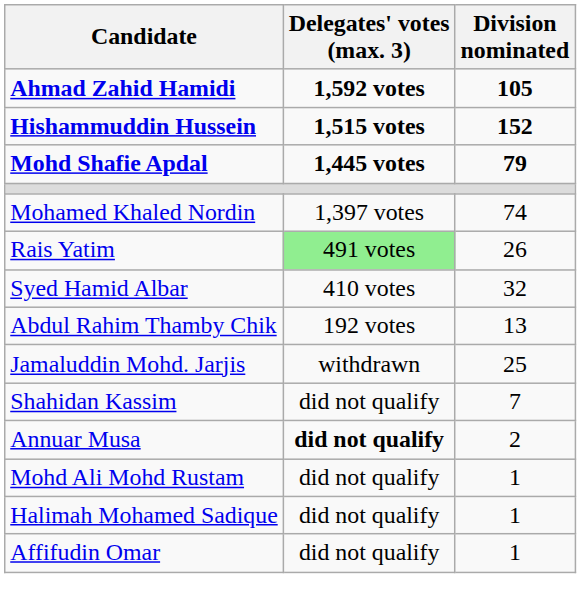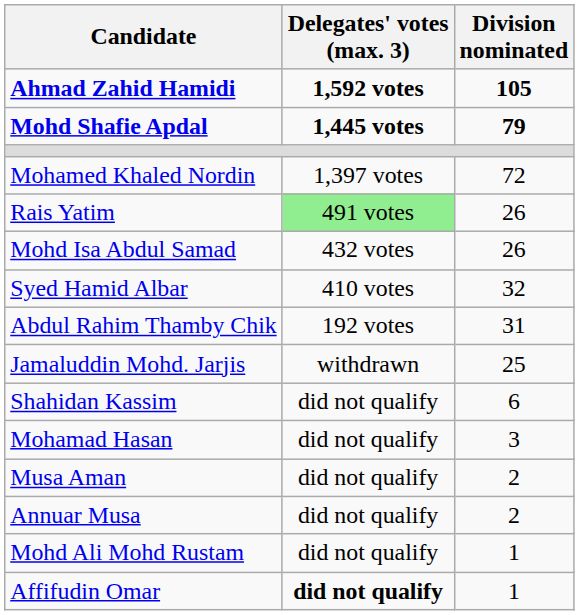- row: (133, 125)
(515, 212) 74 -> (514, 174) 72
+ row: (123, 250)
(515, 325) 13 -> (514, 325) 31
(515, 401) 7 -> (514, 401) 6
+ row: (91, 439)
+ row: (68, 477)
(369, 439) bold -> (368, 514) normal
- row: (144, 514)
(369, 552) normal -> (368, 590) bold
